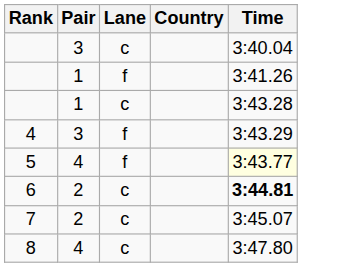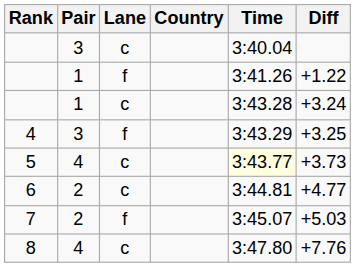+ column: (323, 18)
(125, 162) f -> (125, 162) c
(263, 190) bold -> (262, 190) normal
(125, 219) c -> (125, 219) f
